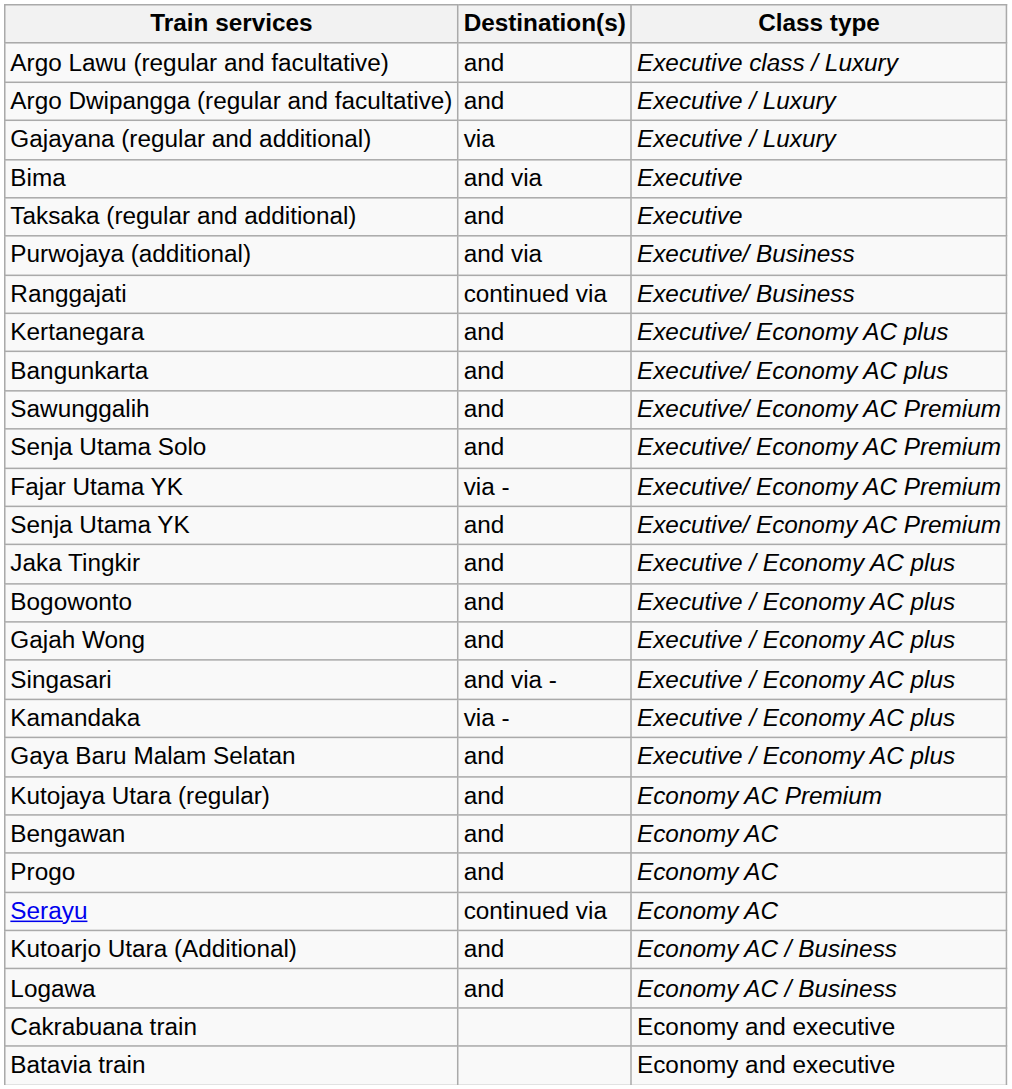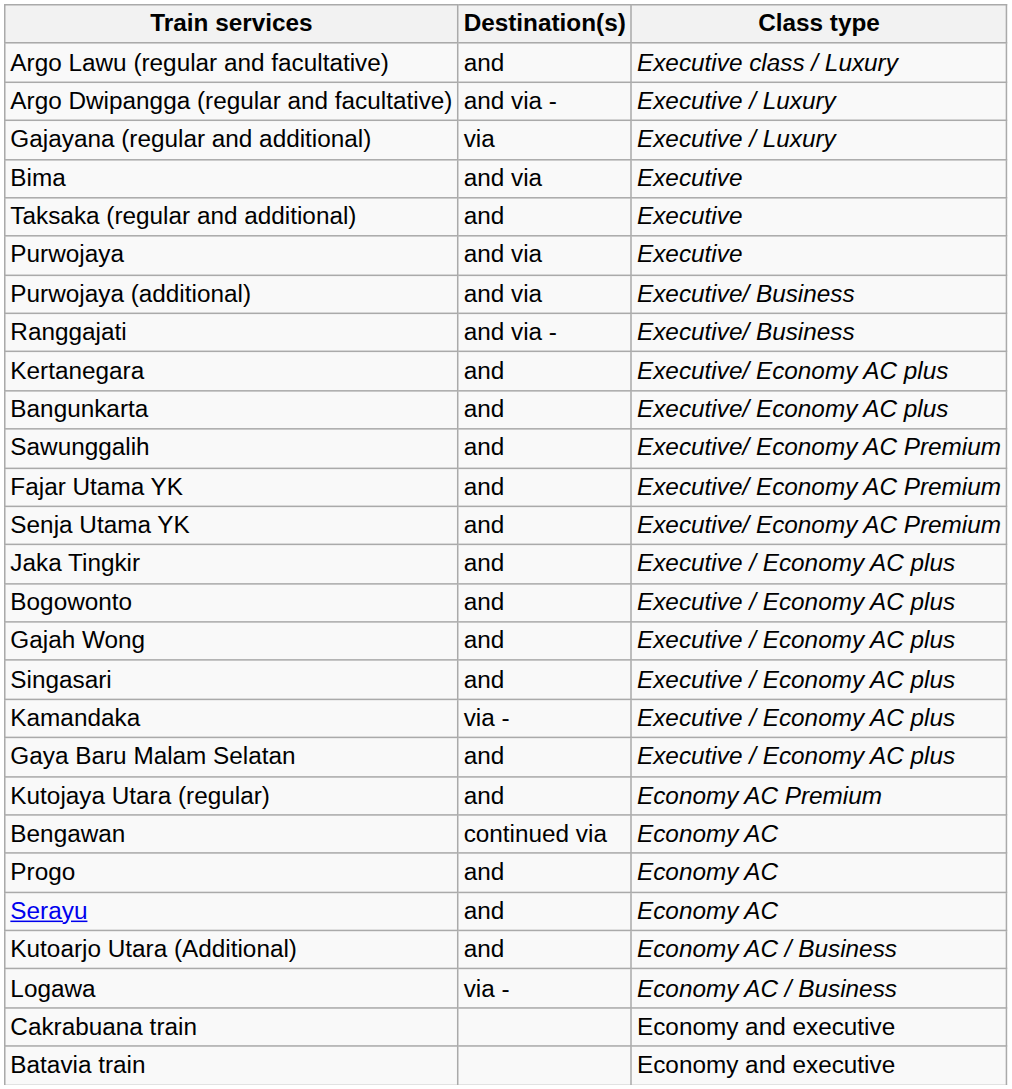(484, 100) and -> (510, 100) and via -
+ row: (67, 255)
(535, 293) continued via -> (510, 332) and via -
- row: (108, 448)
(487, 486) via - -> (484, 486) and
(510, 679) and via - -> (484, 679) and
(484, 833) and -> (535, 833) continued via
(535, 910) continued via -> (484, 910) and
(484, 988) and -> (487, 988) via -
